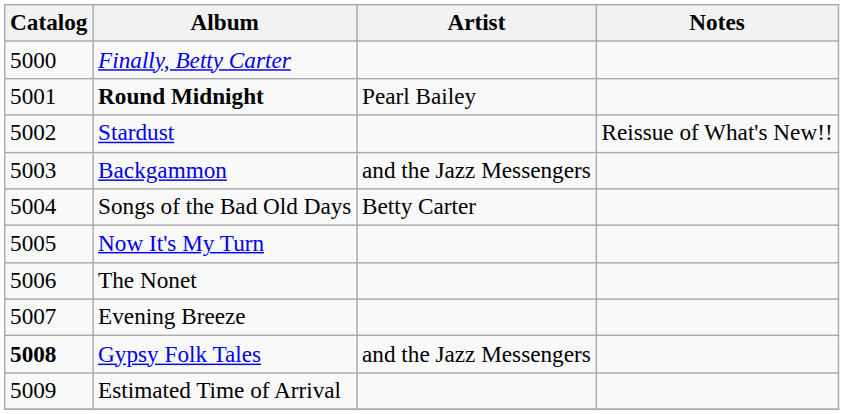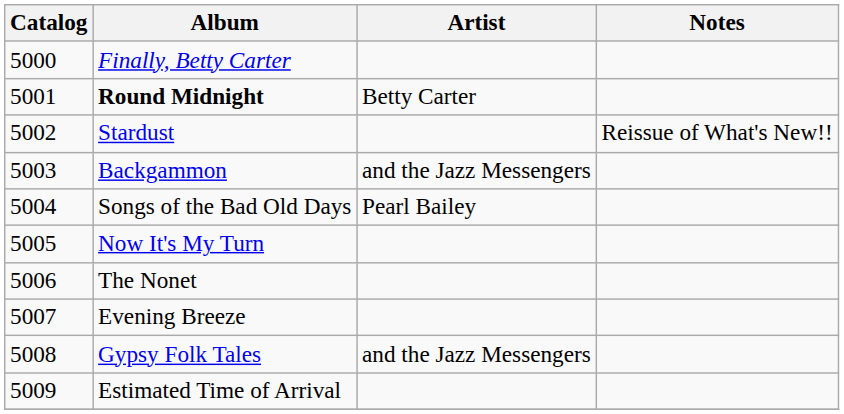(419, 96) Pearl Bailey -> (419, 96) Betty Carter
(419, 206) Betty Carter -> (419, 206) Pearl Bailey
(33, 354) bold -> (33, 354) normal
